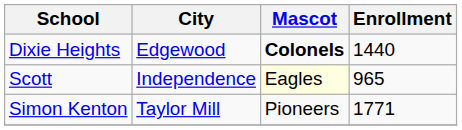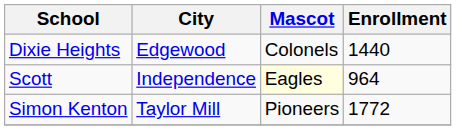(305, 49) bold -> (301, 49) normal
(369, 79) 965 -> (364, 79) 964
(374, 109) 1771 -> (369, 109) 1772
